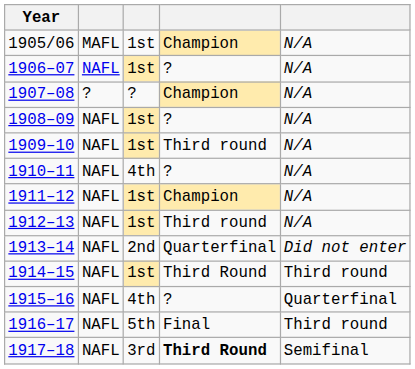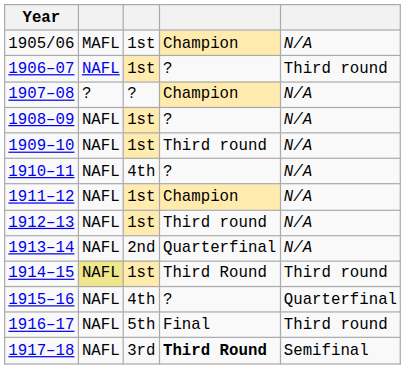(298, 69) N/A -> (336, 69) Third round
(345, 248) Did not enter -> (298, 248) N/A
(101, 274) no background -> (101, 274) khaki background
